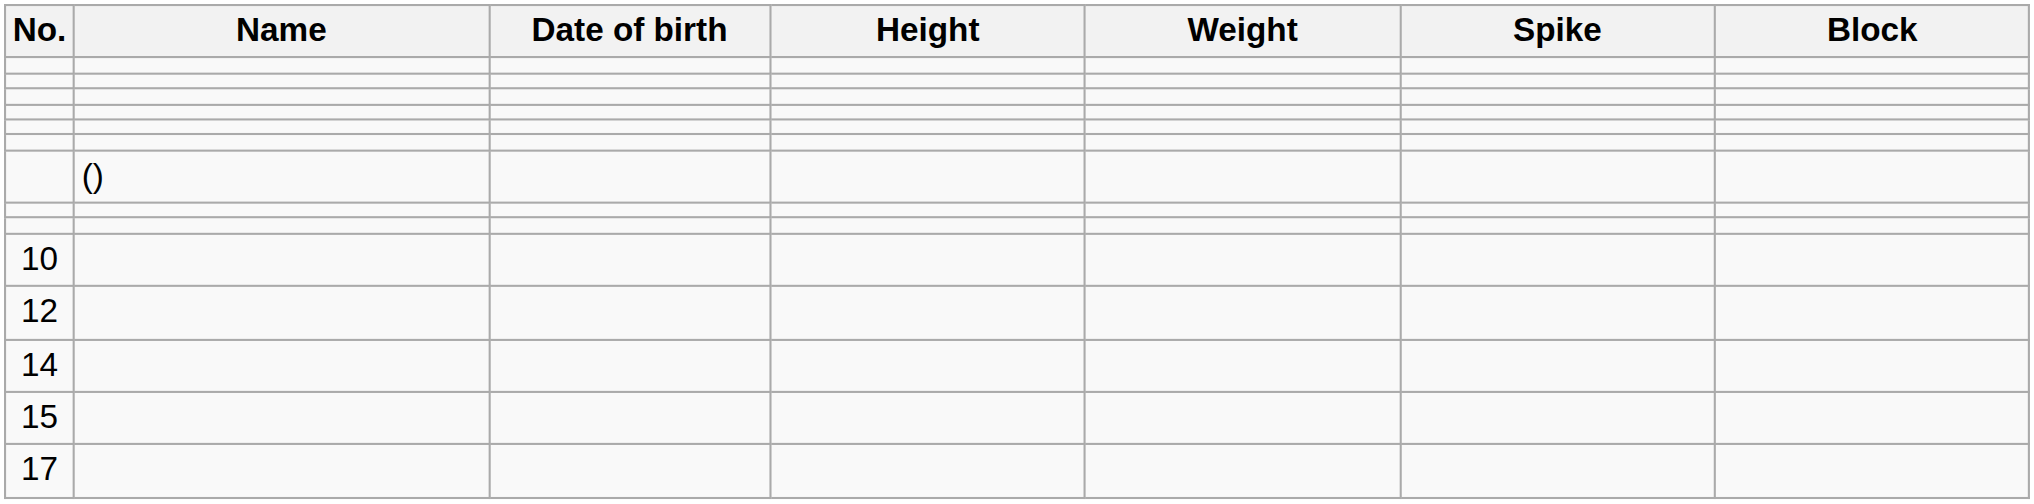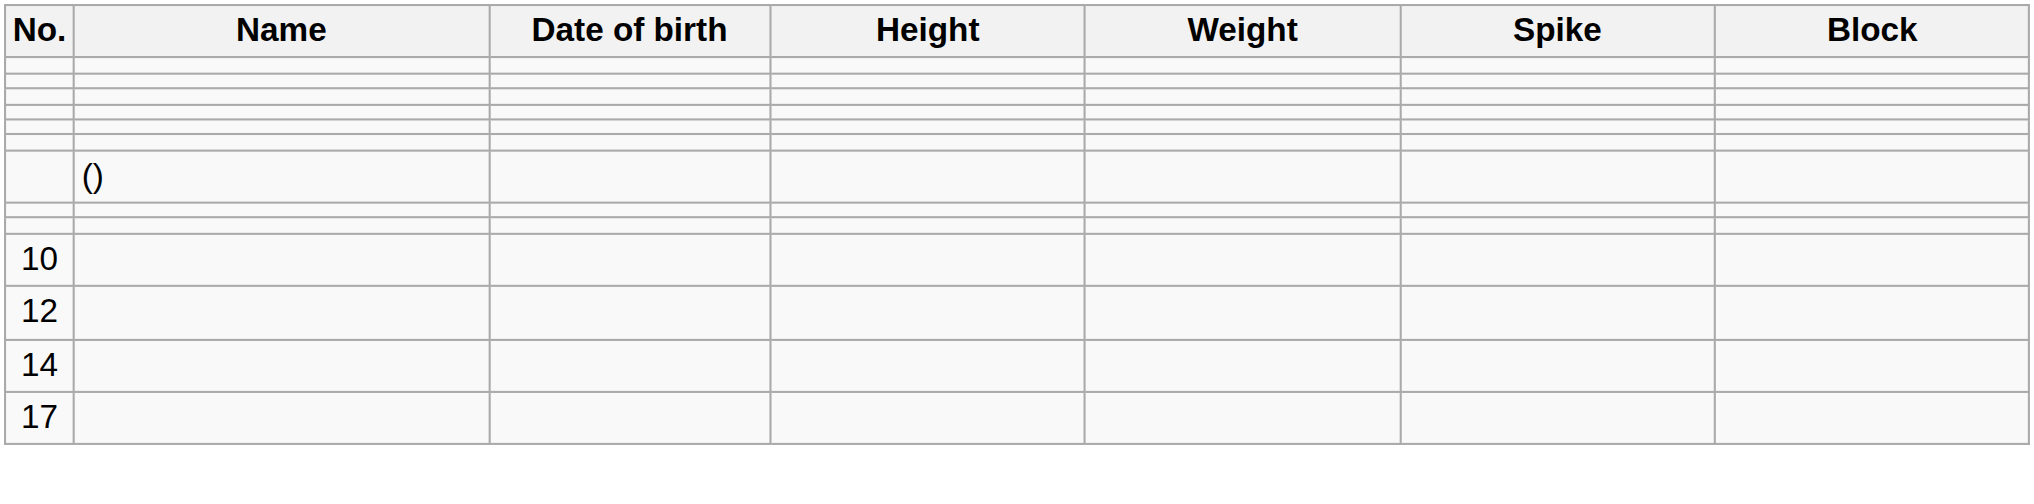- row: (40, 417)
